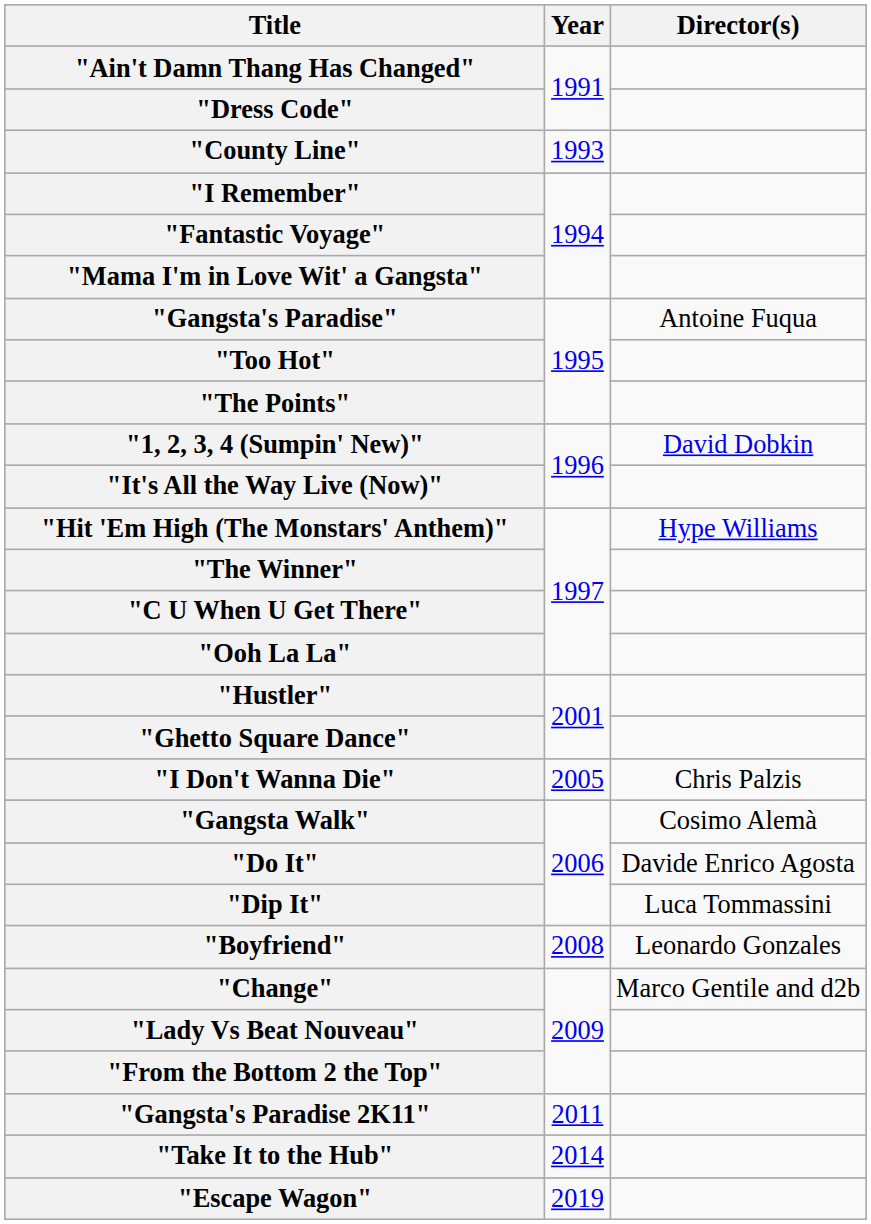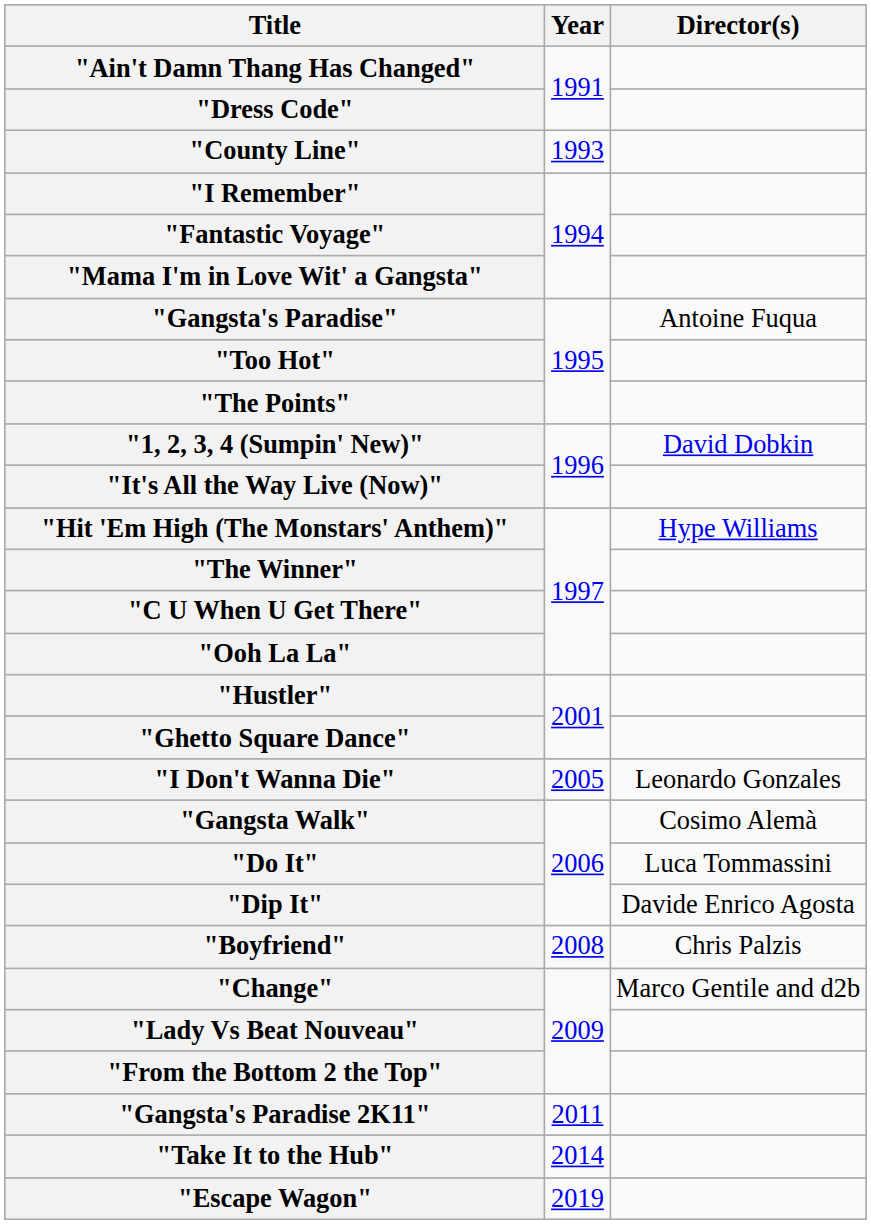(738, 779) Chris Palzis -> (738, 779) Leonardo Gonzales
(738, 862) Davide Enrico Agosta -> (738, 862) Luca Tommassini
(738, 904) Luca Tommassini -> (738, 904) Davide Enrico Agosta
(738, 946) Leonardo Gonzales -> (738, 946) Chris Palzis
